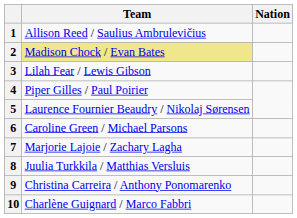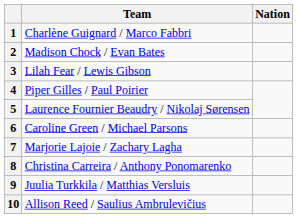(115, 33) Allison Reed / Saulius Ambrulevičius -> (108, 33) Charlène Guignard / Marco Fabbri
(95, 52) khaki background -> (95, 52) no background
(107, 166) Juulia Turkkila / Matthias Versluis -> (128, 166) Christina Carreira / Anthony Ponomarenko
(128, 185) Christina Carreira / Anthony Ponomarenko -> (107, 185) Juulia Turkkila / Matthias Versluis
(108, 204) Charlène Guignard / Marco Fabbri -> (115, 204) Allison Reed / Saulius Ambrulevičius
